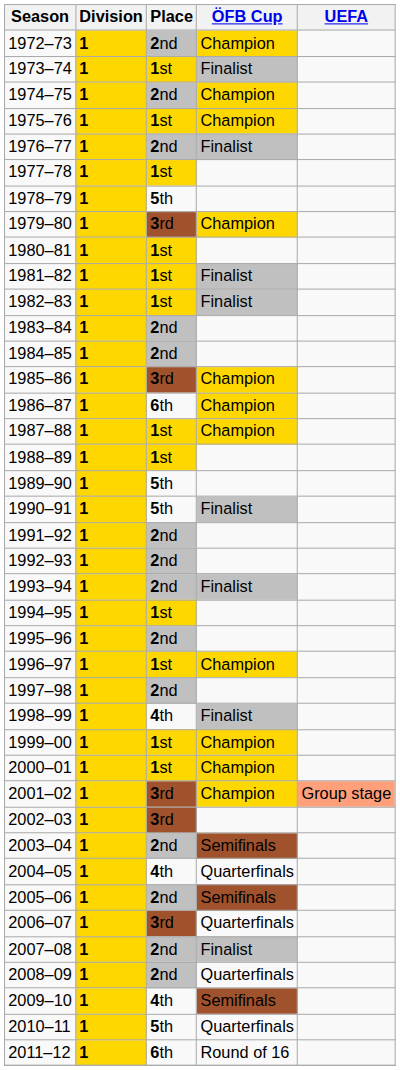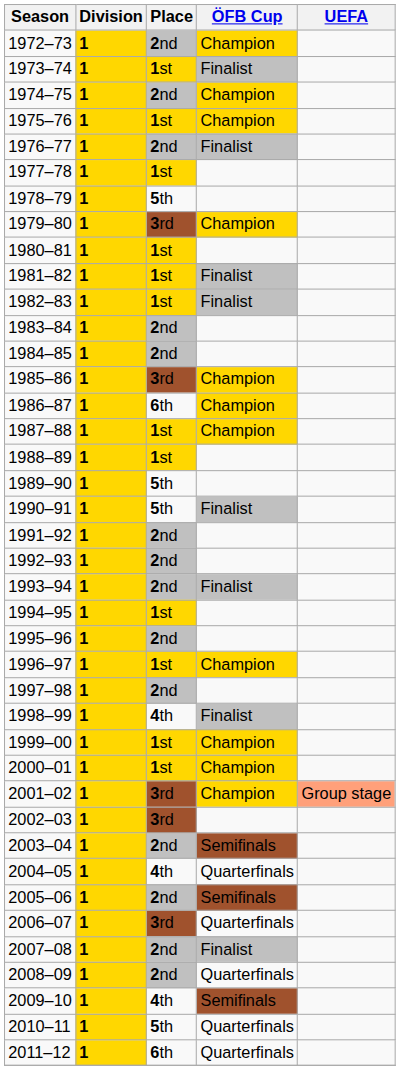(245, 1052) Round of 16 -> (247, 1052) Quarterfinals
